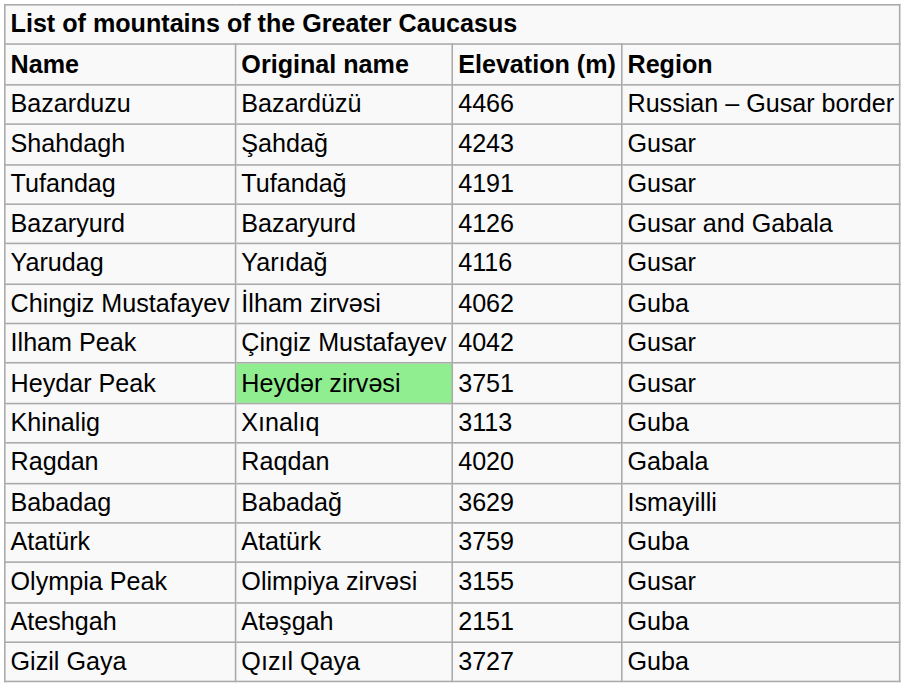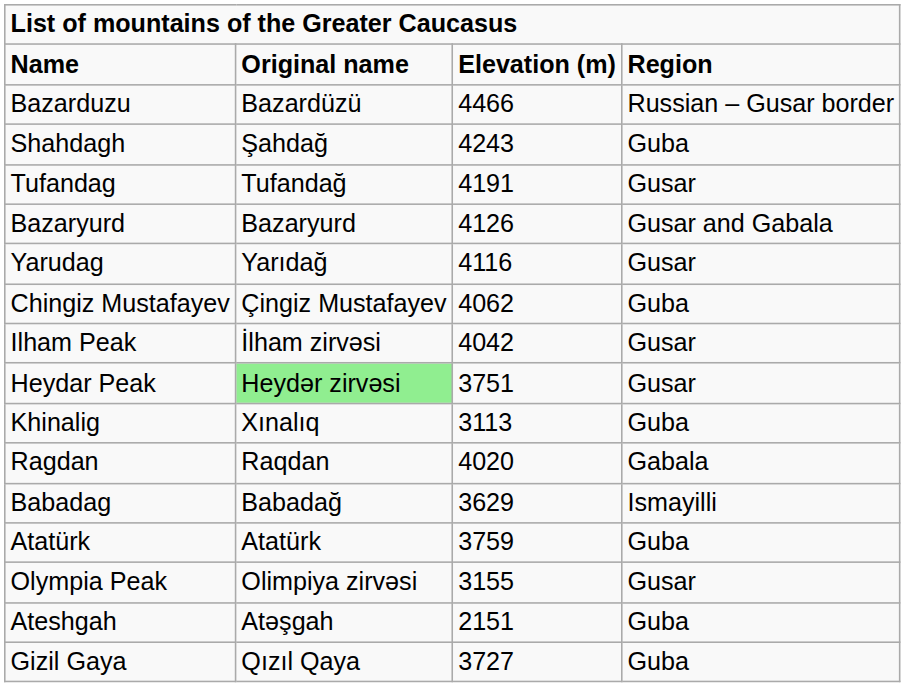(662, 143) Gusar -> (658, 143) Guba
(311, 303) İlham zirvəsi -> (344, 303) Çingiz Mustafayev
(344, 343) Çingiz Mustafayev -> (311, 343) İlham zirvəsi
